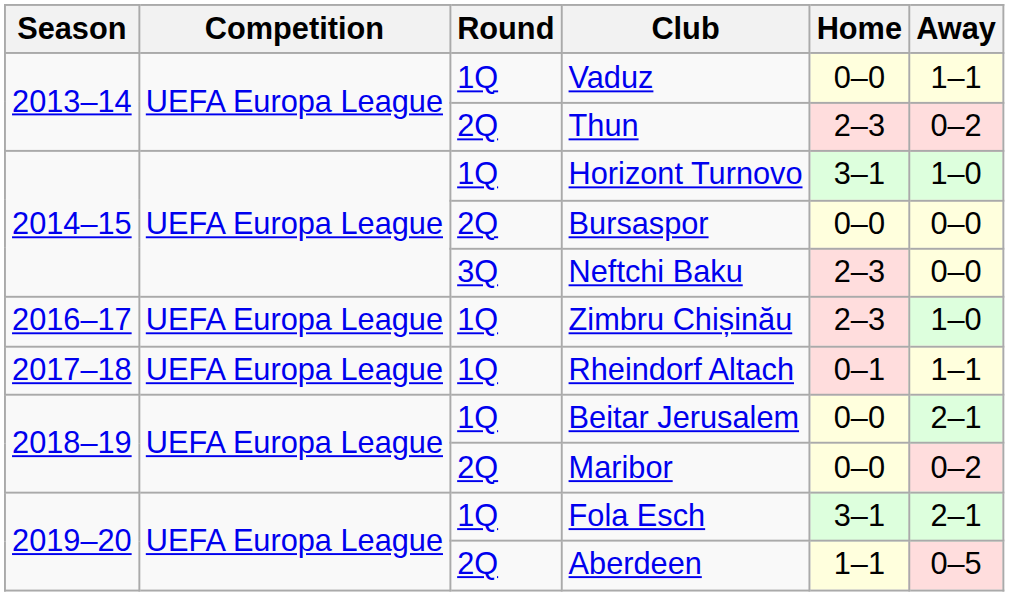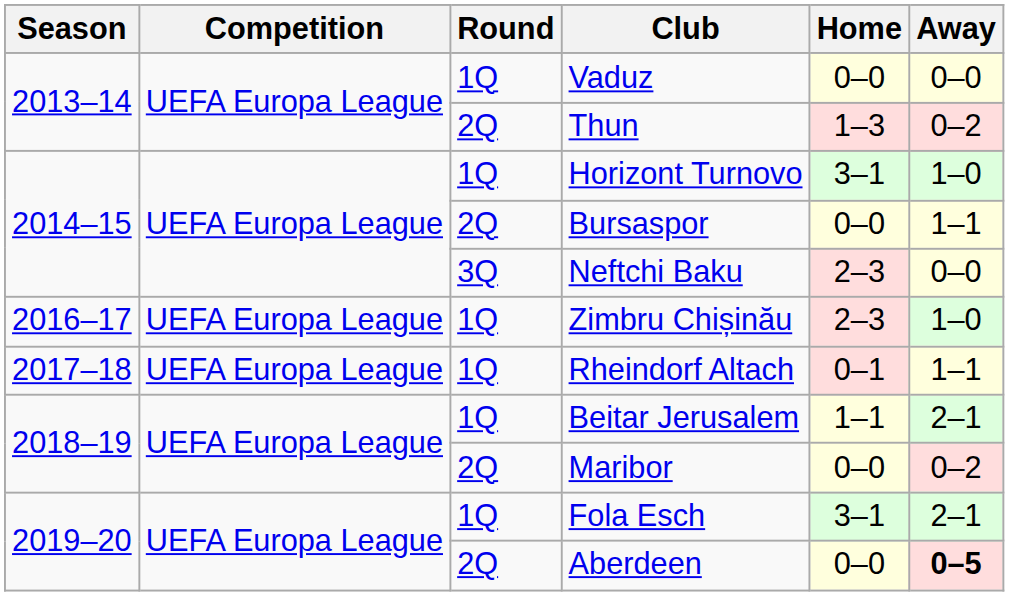(956, 77) 1–1 -> (956, 77) 0–0
(859, 126) 2–3 -> (859, 126) 1–3
(956, 223) 0–0 -> (956, 223) 1–1
(859, 418) 0–0 -> (859, 418) 1–1
(859, 564) 1–1 -> (859, 564) 0–0
(956, 564) normal -> (956, 564) bold
